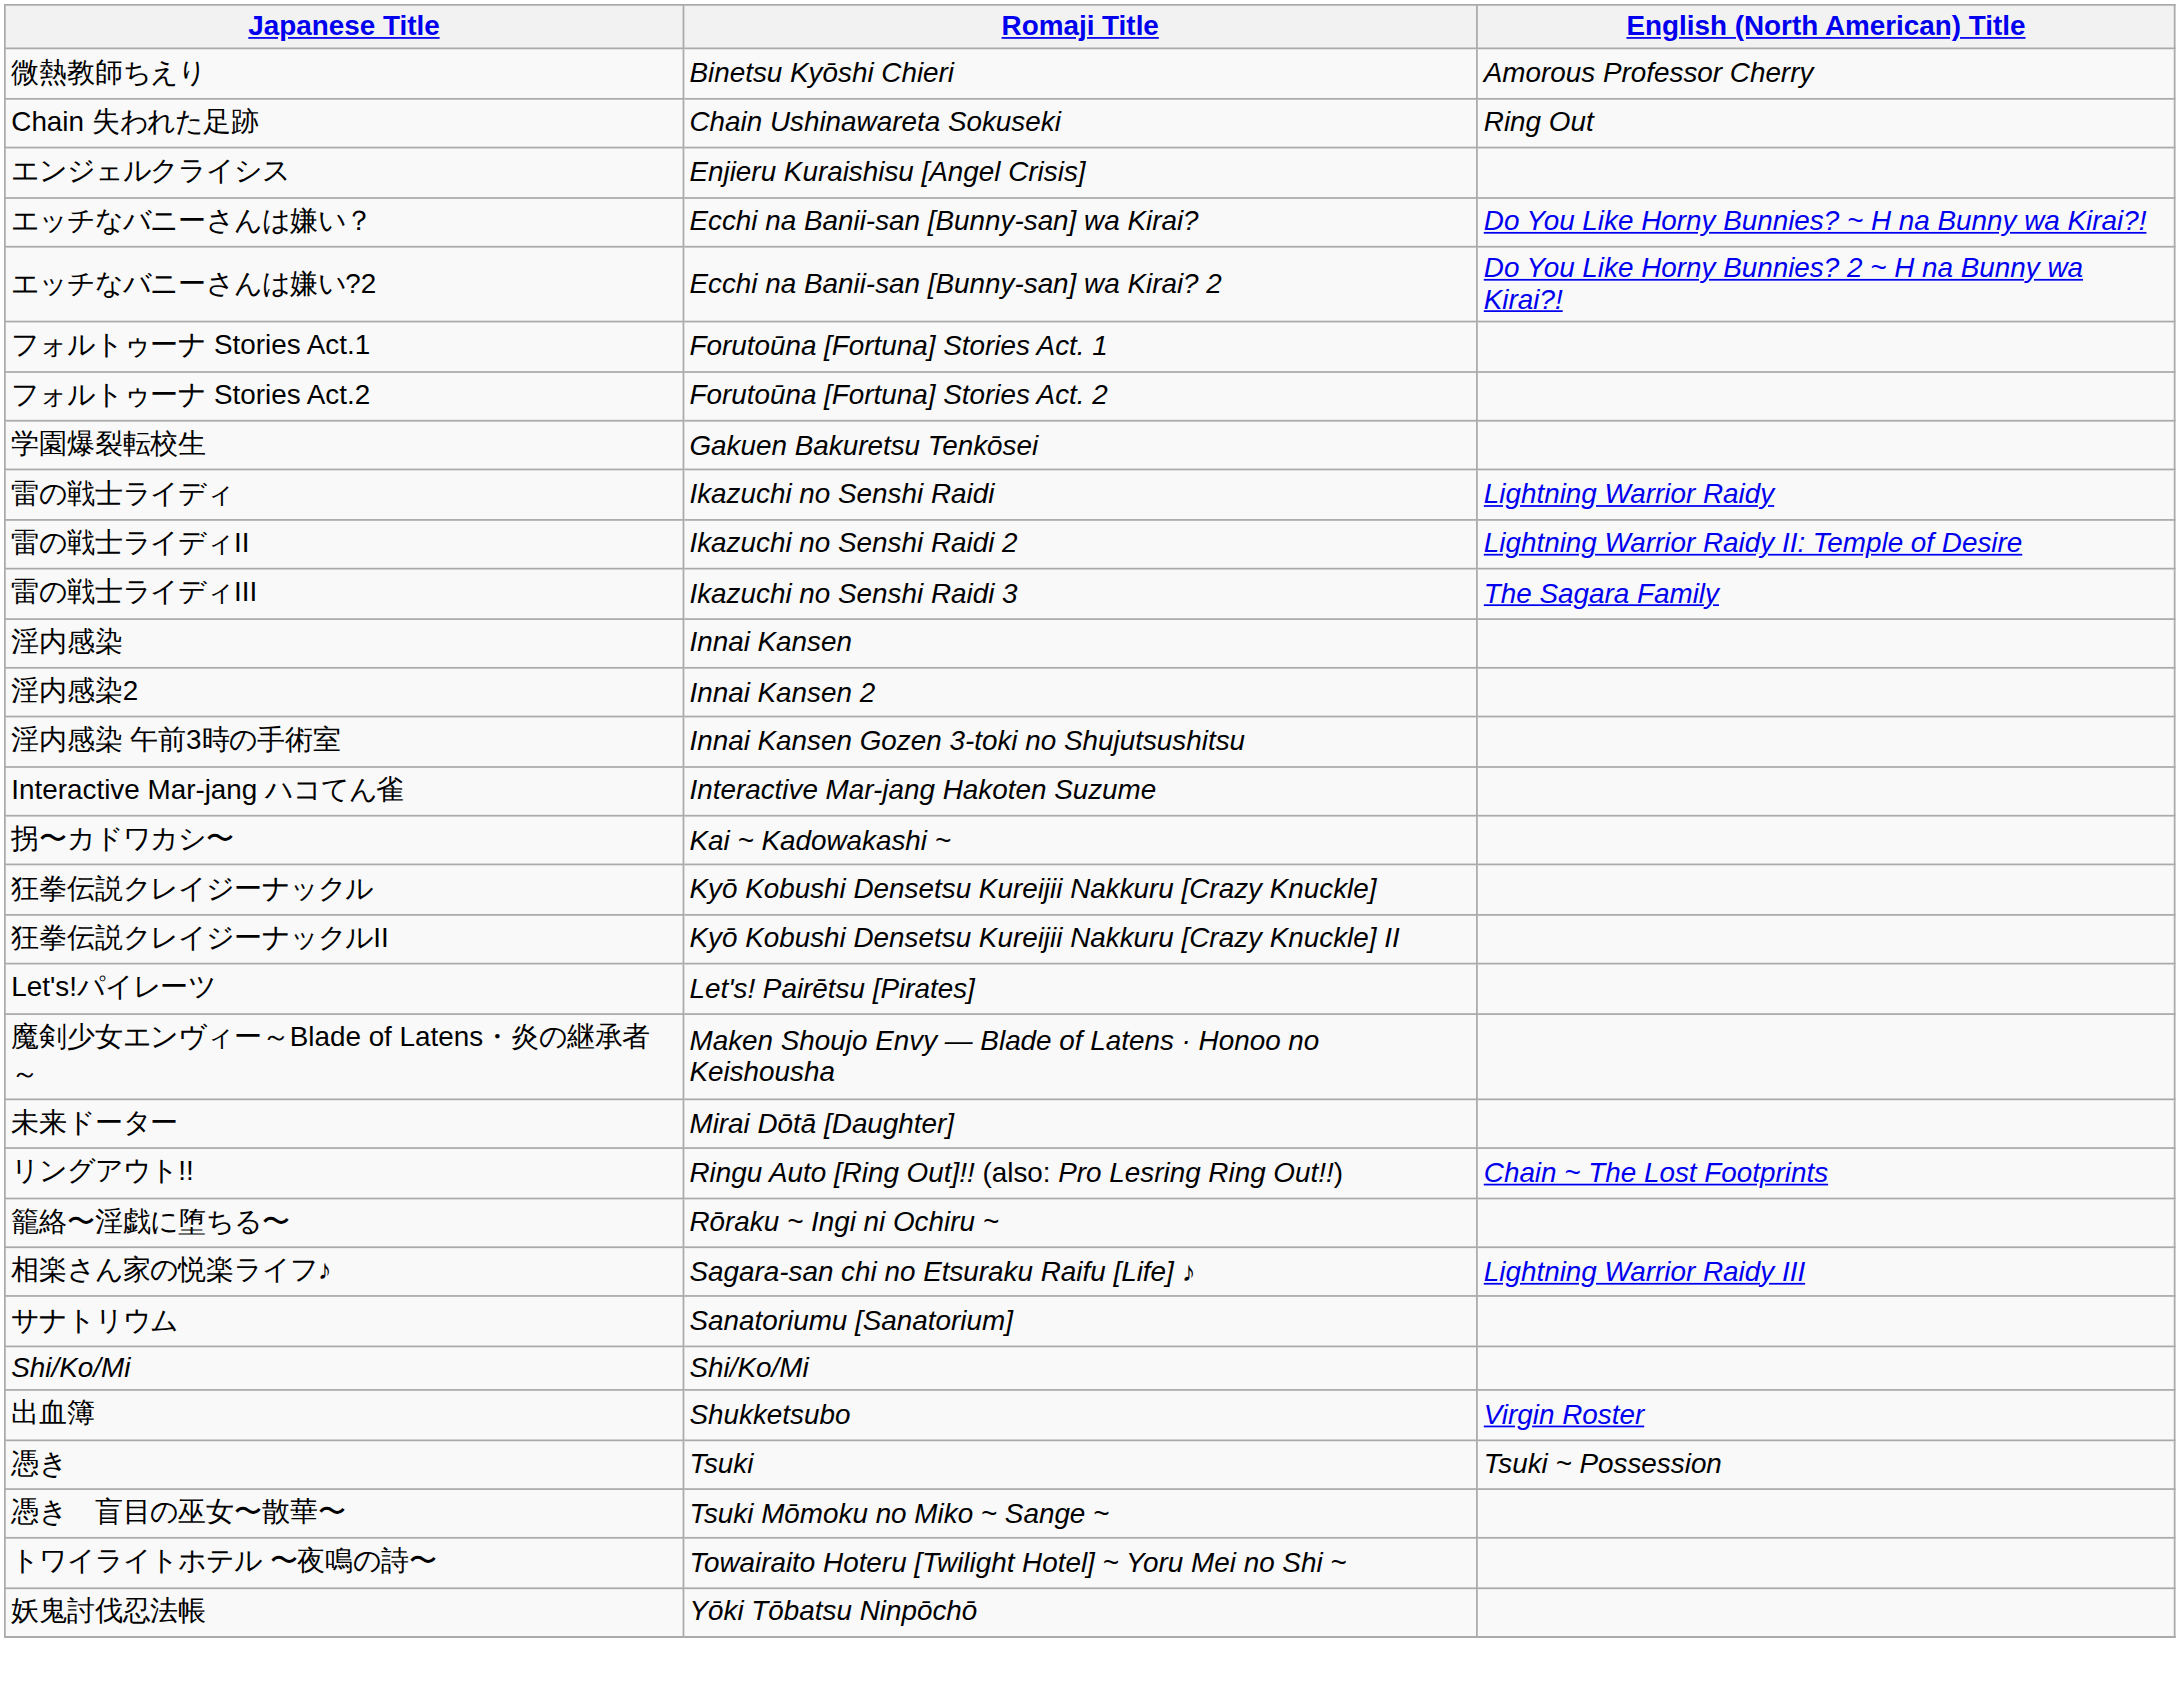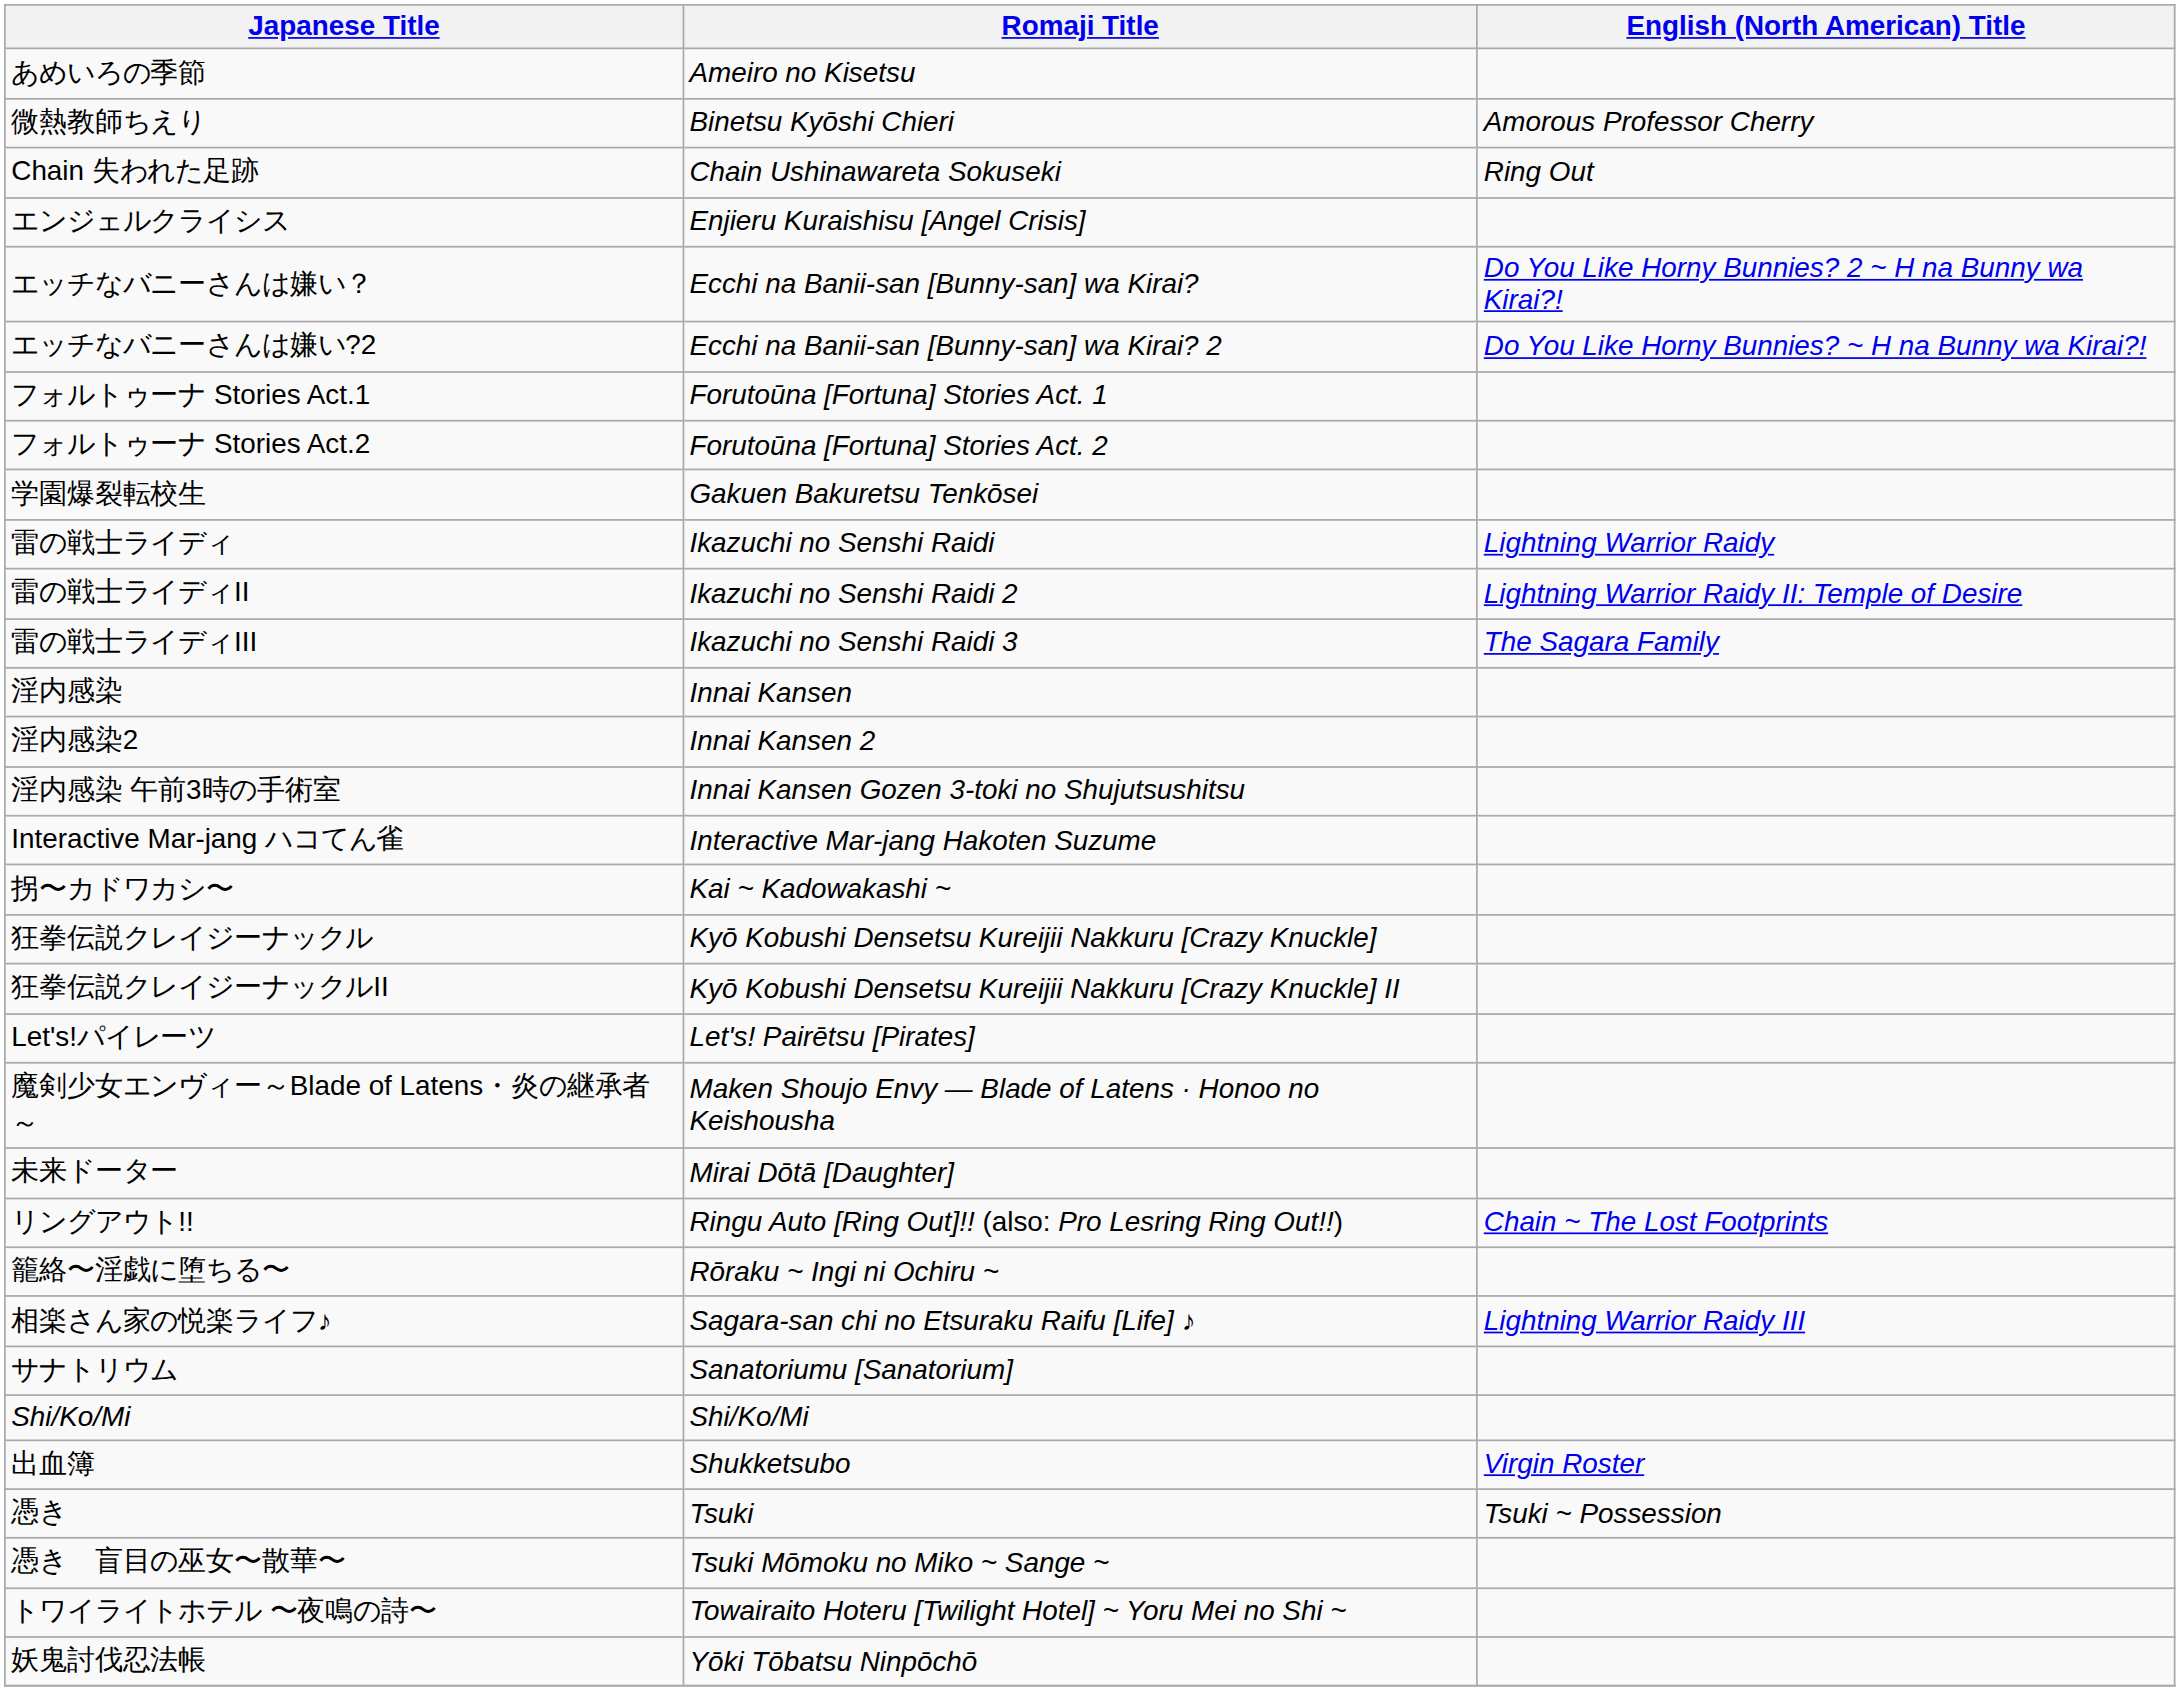+ row: (109, 72)
(1815, 221) Do You Like Horny Bunnies? ~ H na Bunny wa Kirai?! -> (1783, 283) Do You Like Horny Bunnies? 2 ~ H na Bunny wa Kirai?!
(1783, 283) Do You Like Horny Bunnies? 2 ~ H na Bunny wa Kirai?! -> (1815, 346) Do You Like Horny Bunnies? ~ H na Bunny wa Kirai?!
